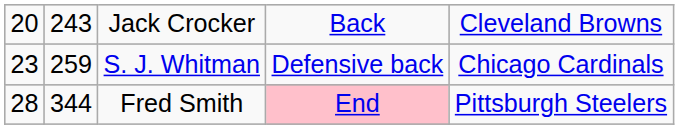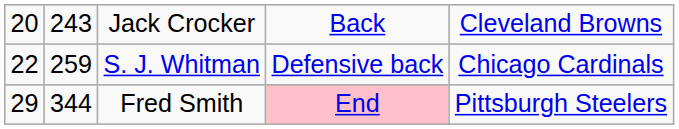(25, 64) 23 -> (25, 64) 22
(25, 104) 28 -> (25, 104) 29
